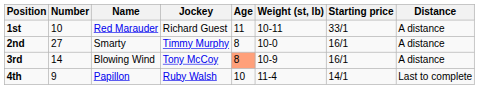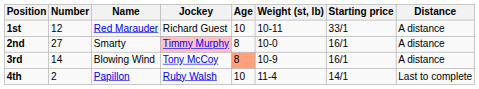(57, 28) 10 -> (57, 28) 12
(239, 28) 11 -> (239, 28) 10
(196, 44) no background -> (196, 44) pink background
(54, 76) 9 -> (54, 76) 2
